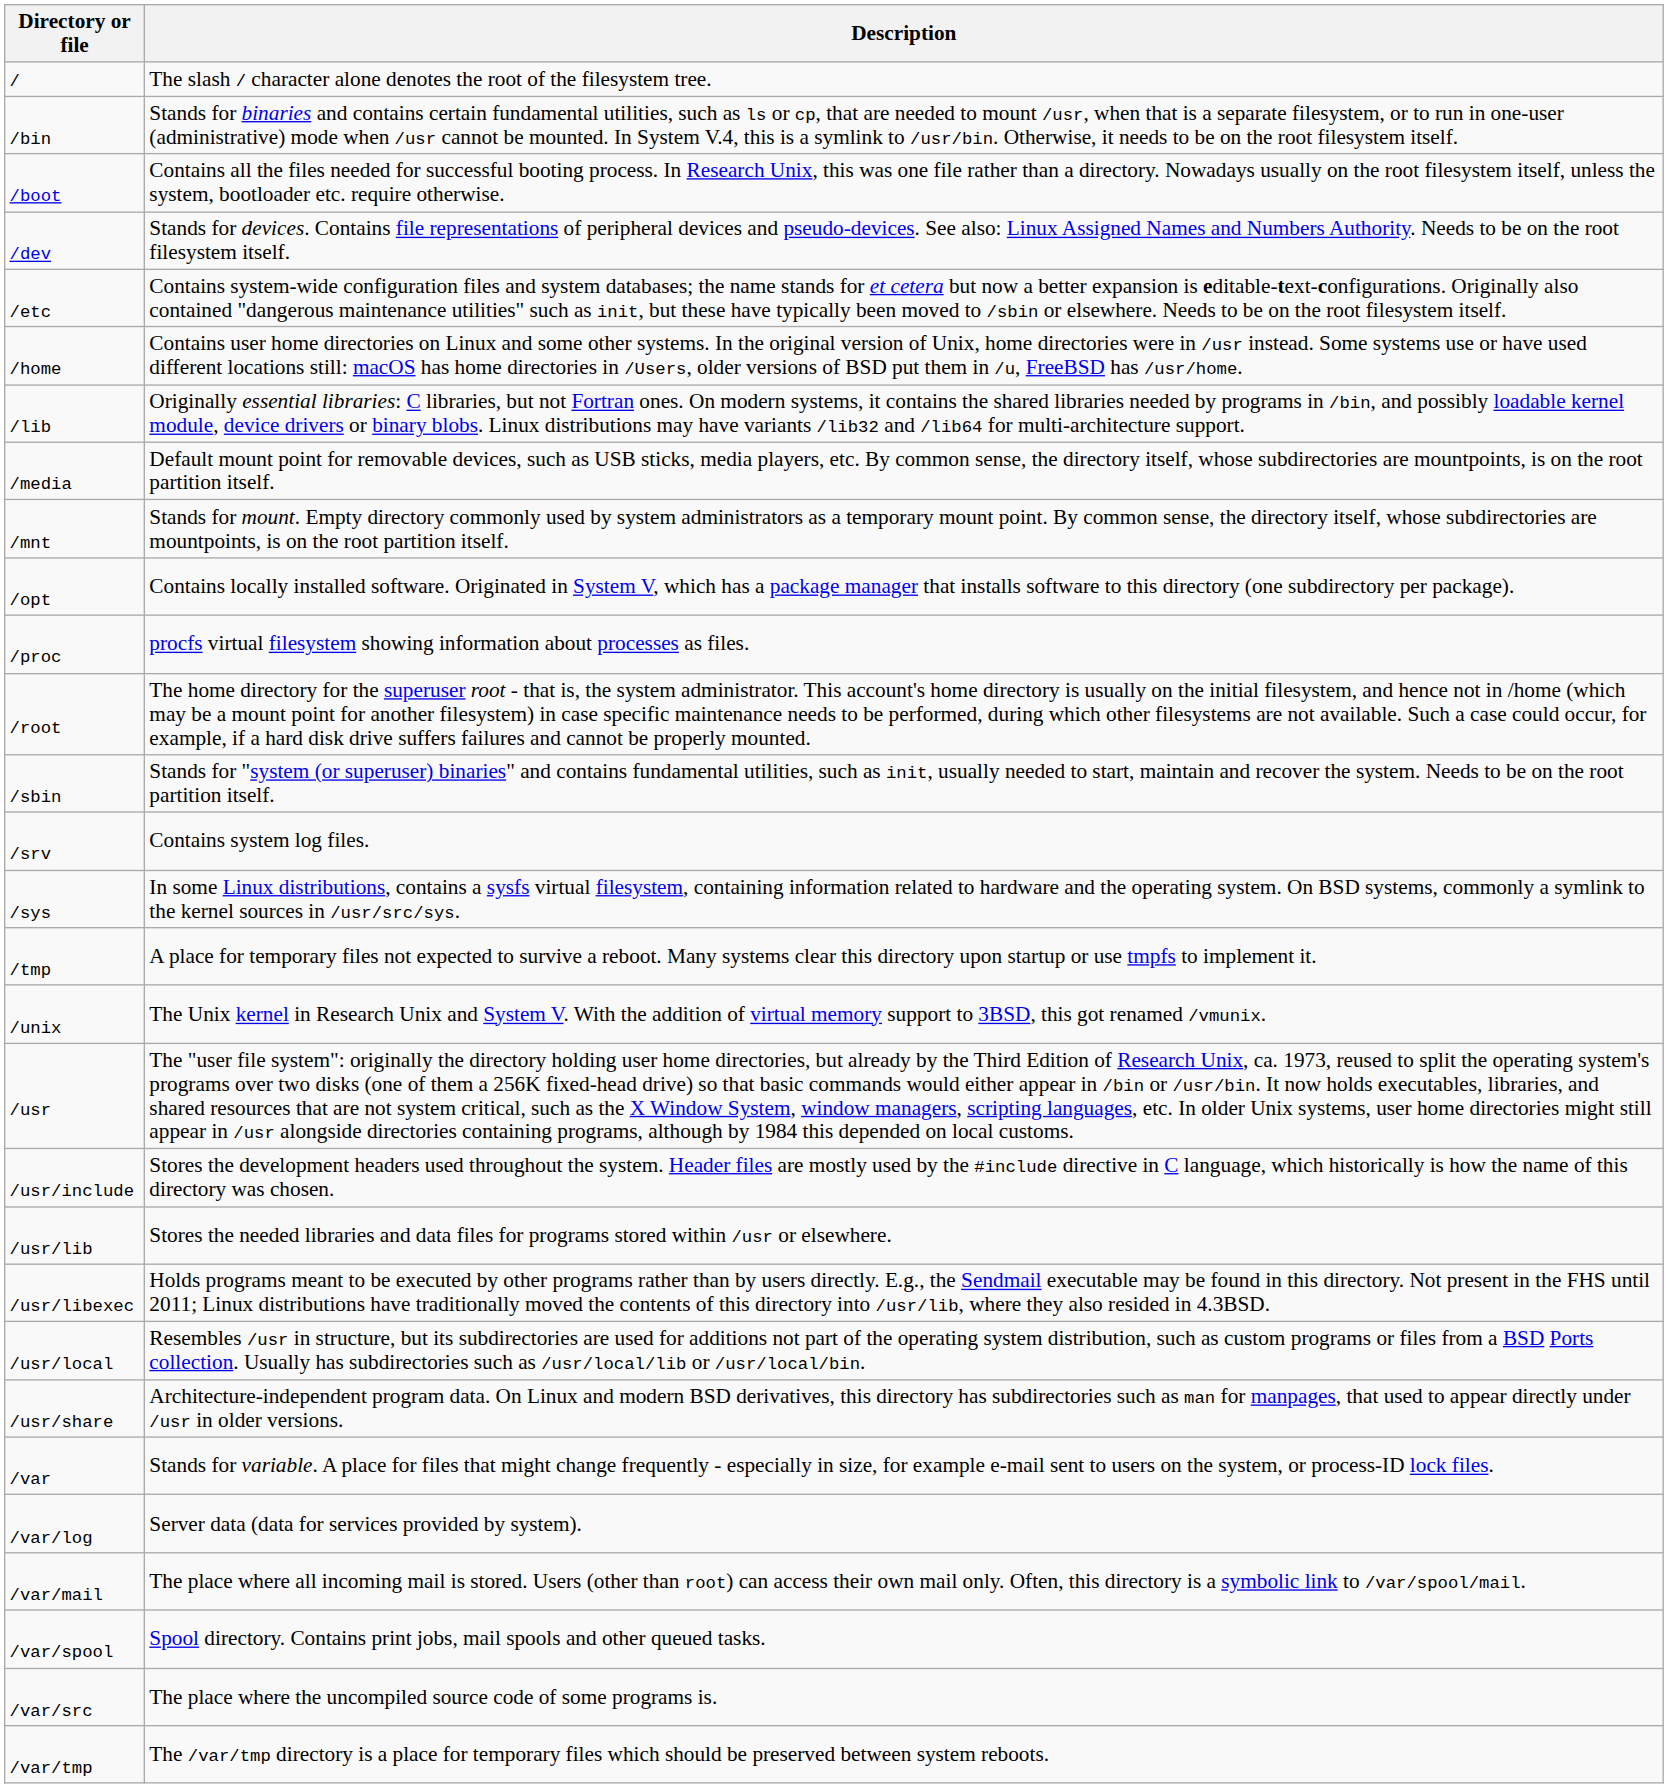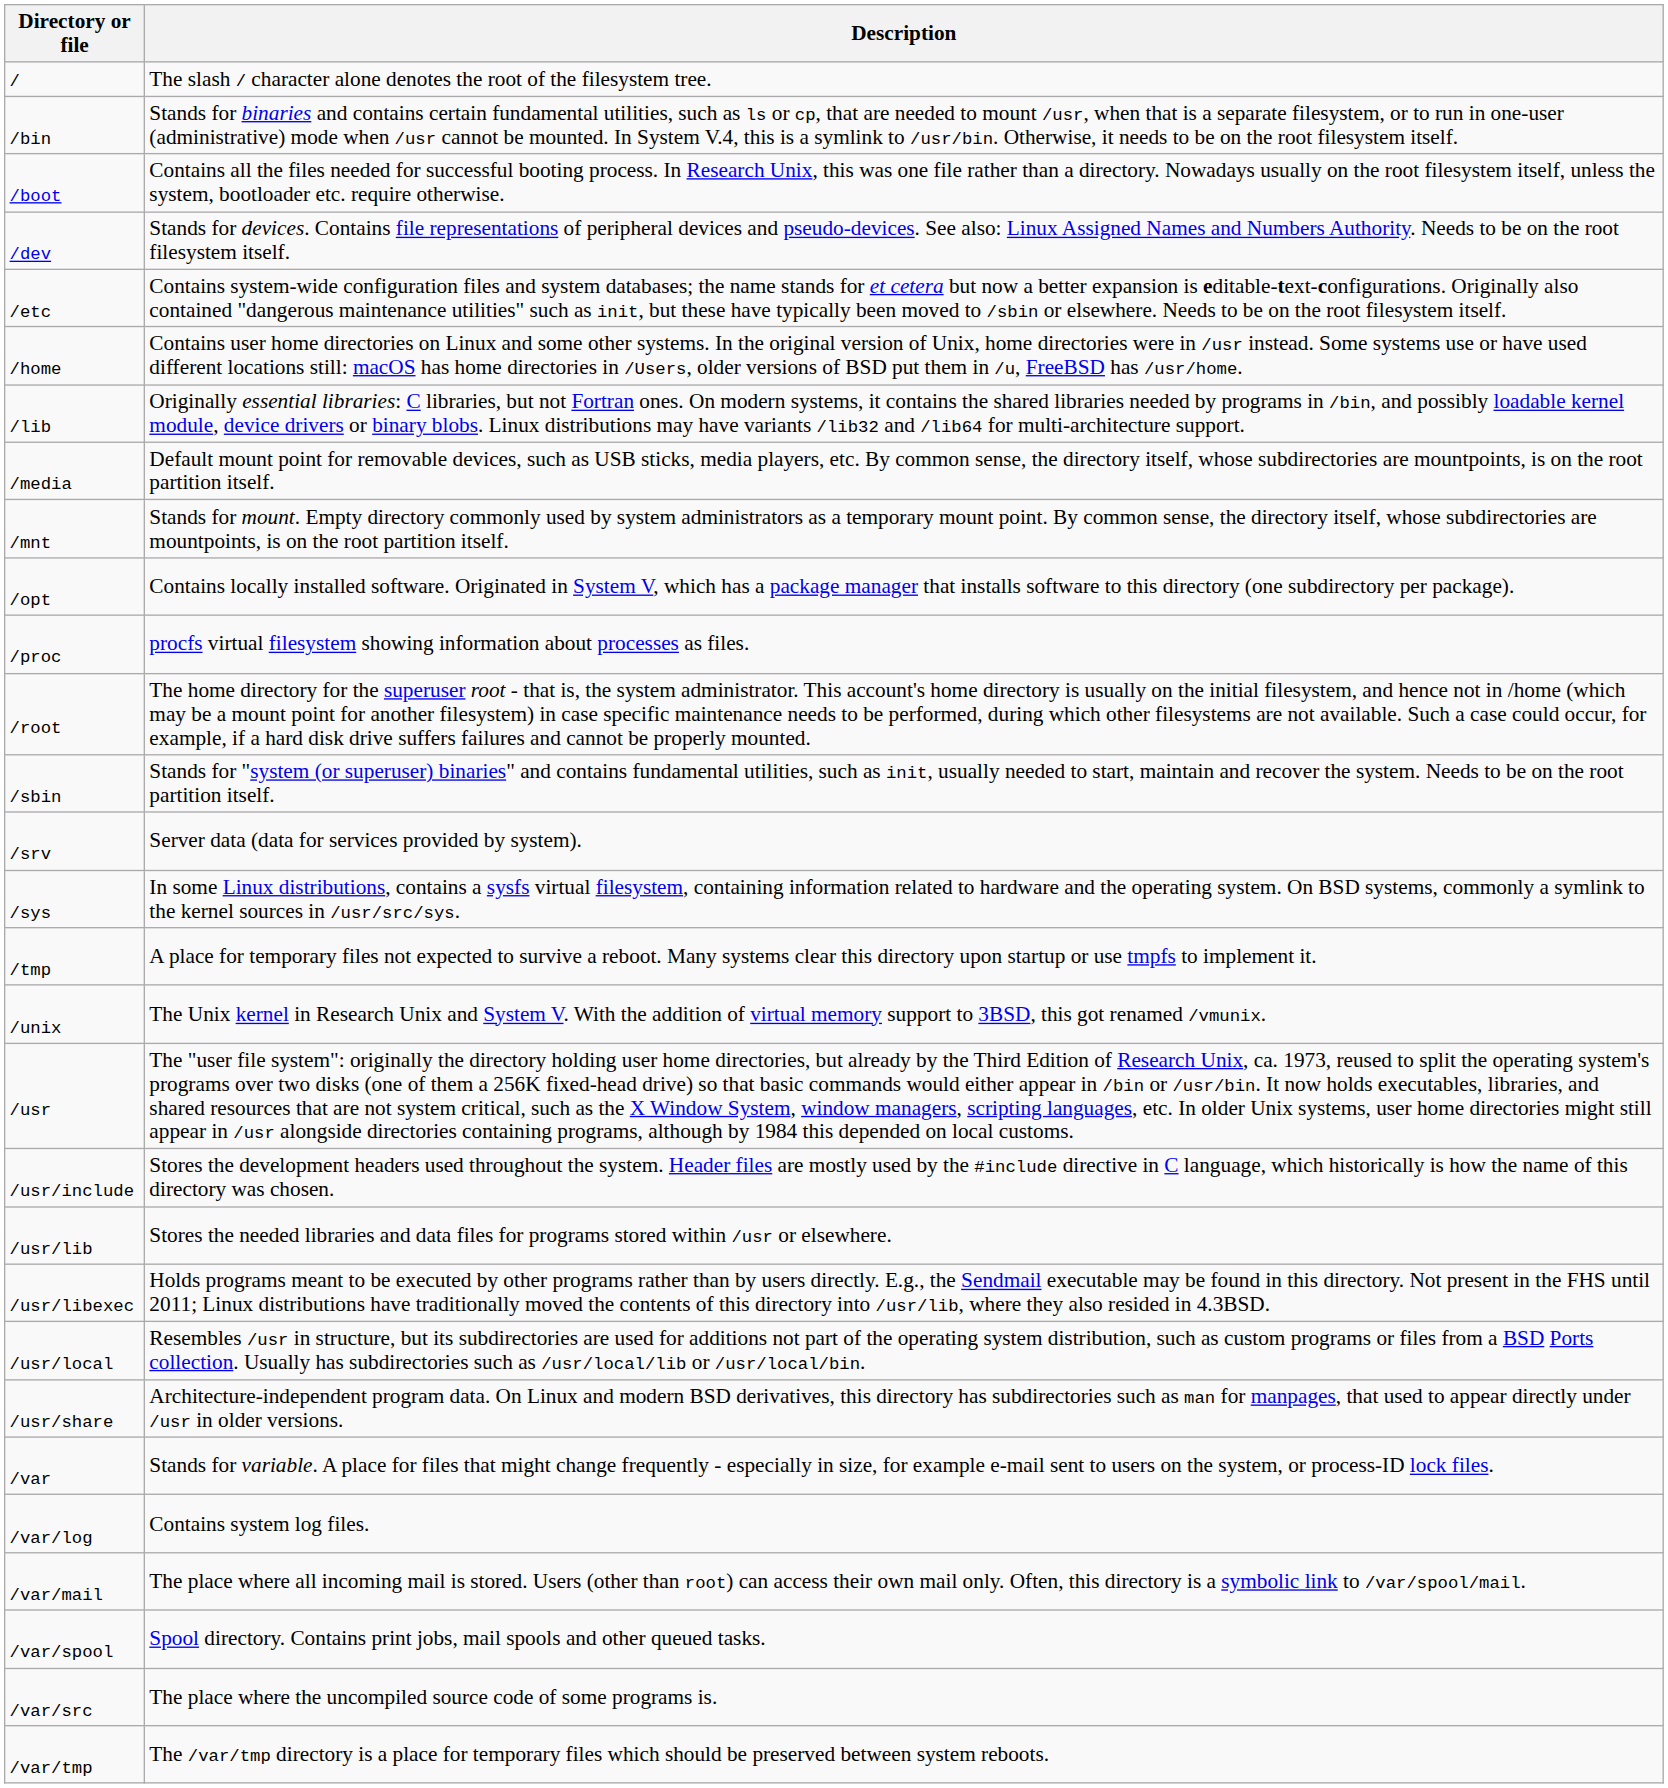(259, 840) Contains system log files. -> (366, 840) Server data (data for services provided by system).
(366, 1523) Server data (data for services provided by system). -> (259, 1523) Contains system log files.
